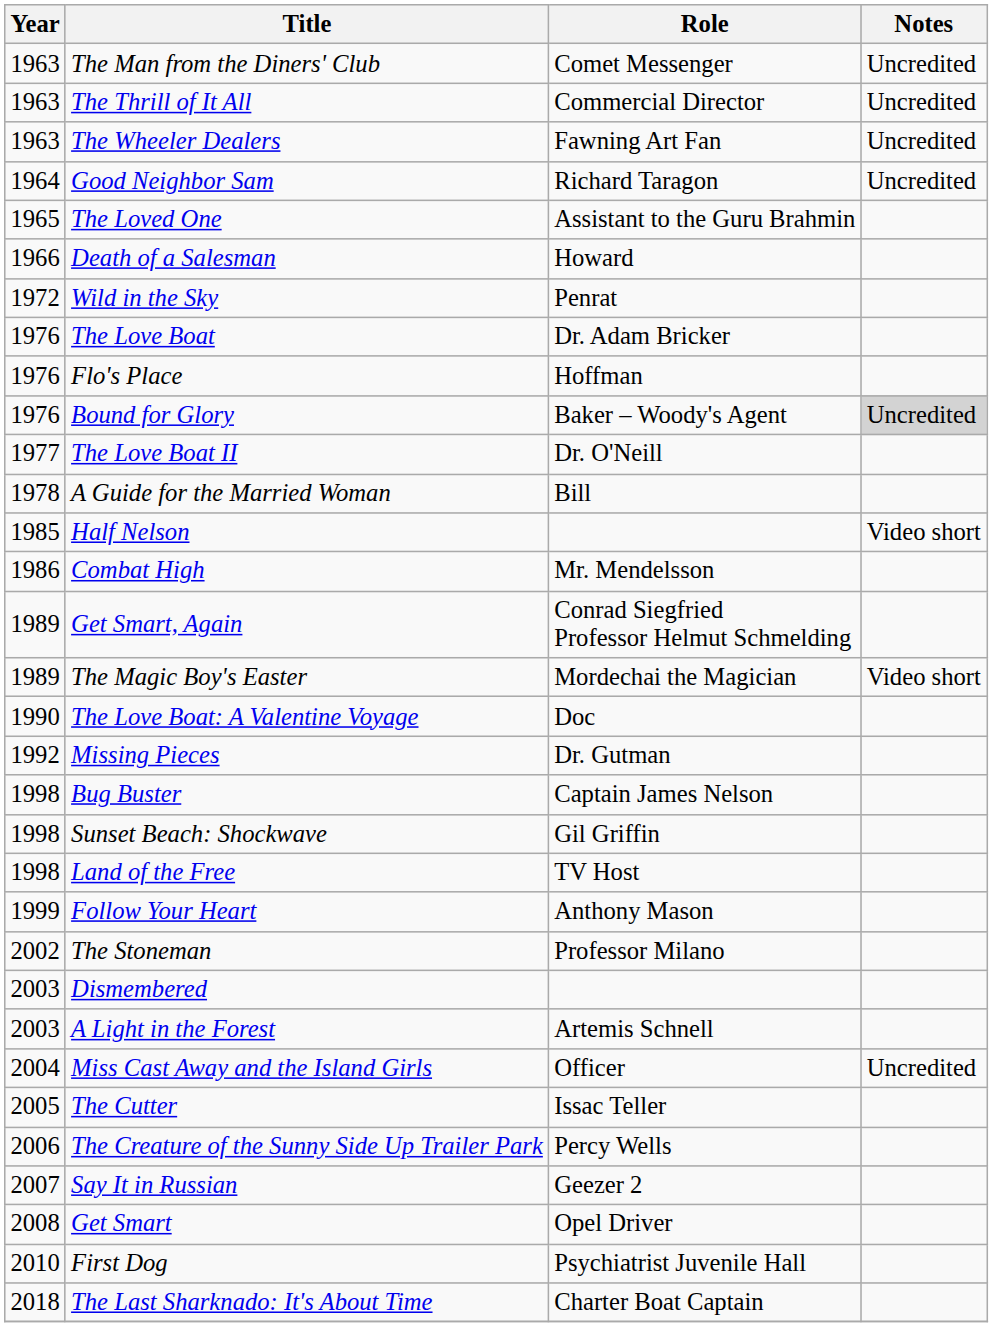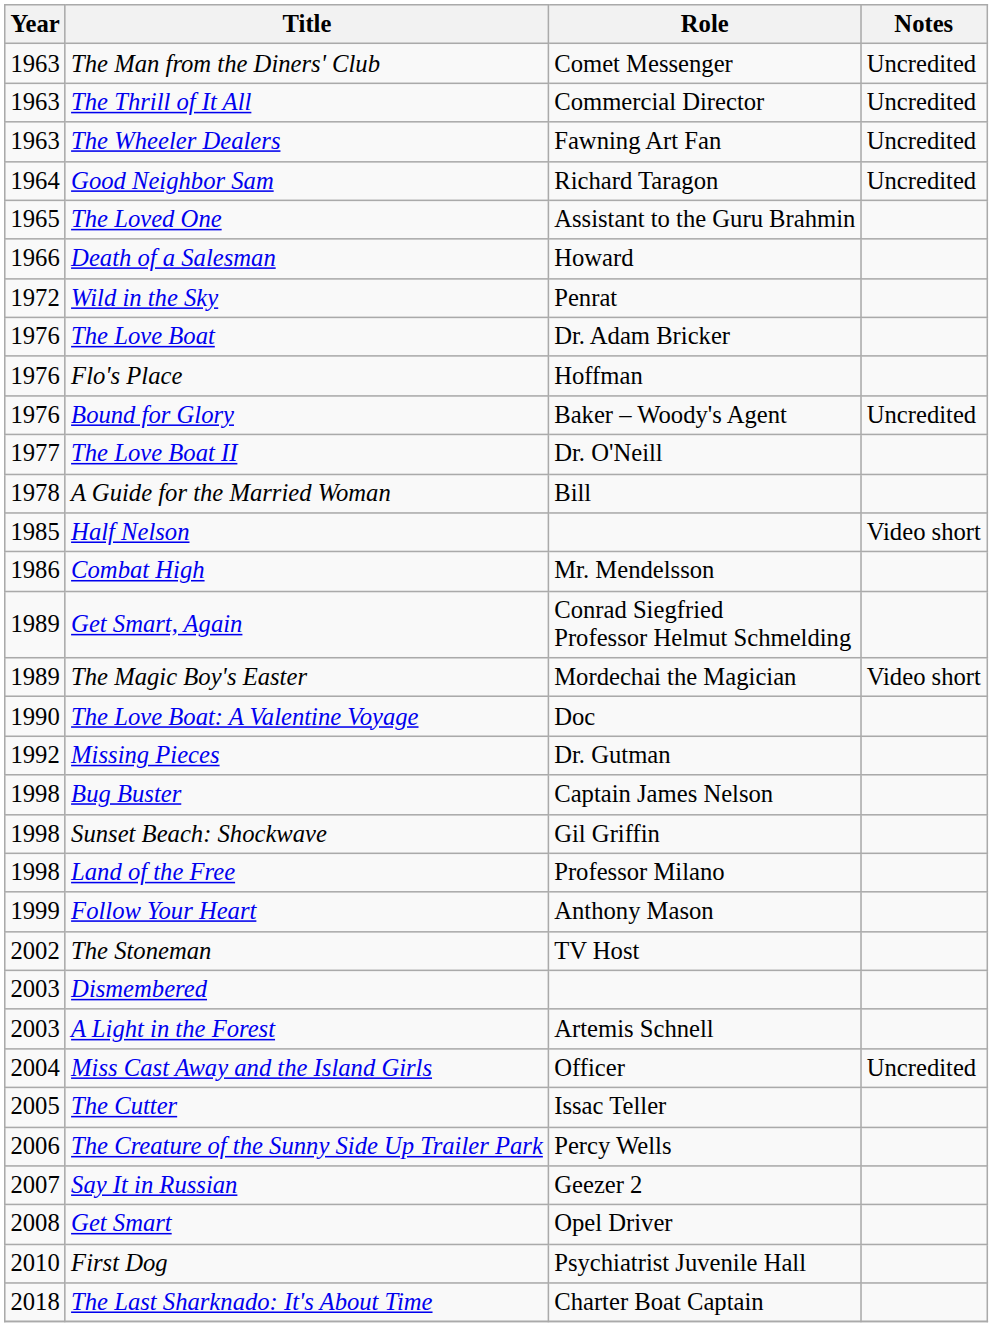(921, 414) lightgrey background -> (921, 414) no background
(597, 872) TV Host -> (639, 872) Professor Milano
(639, 950) Professor Milano -> (597, 950) TV Host
